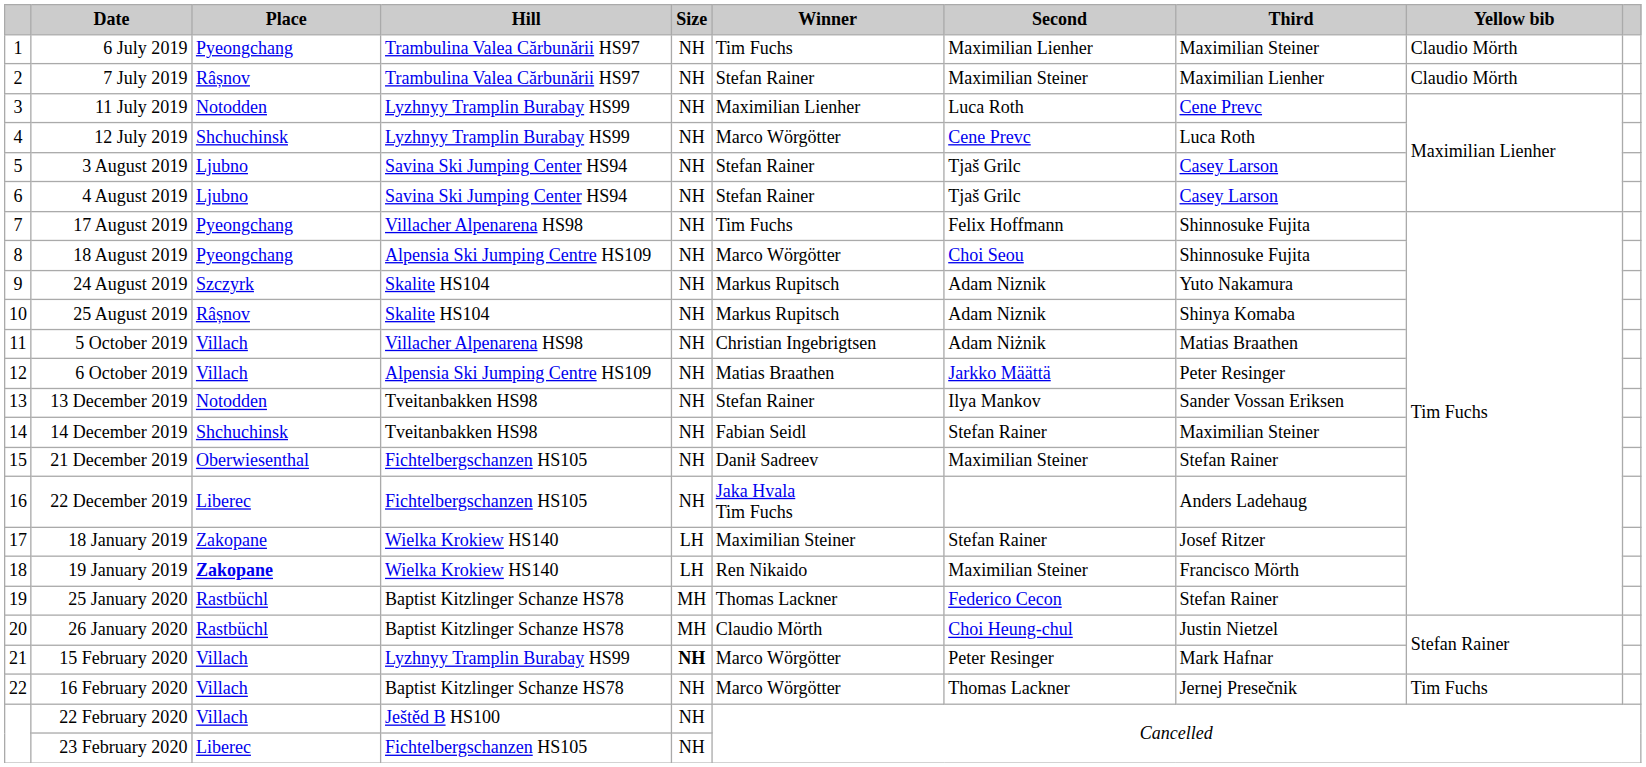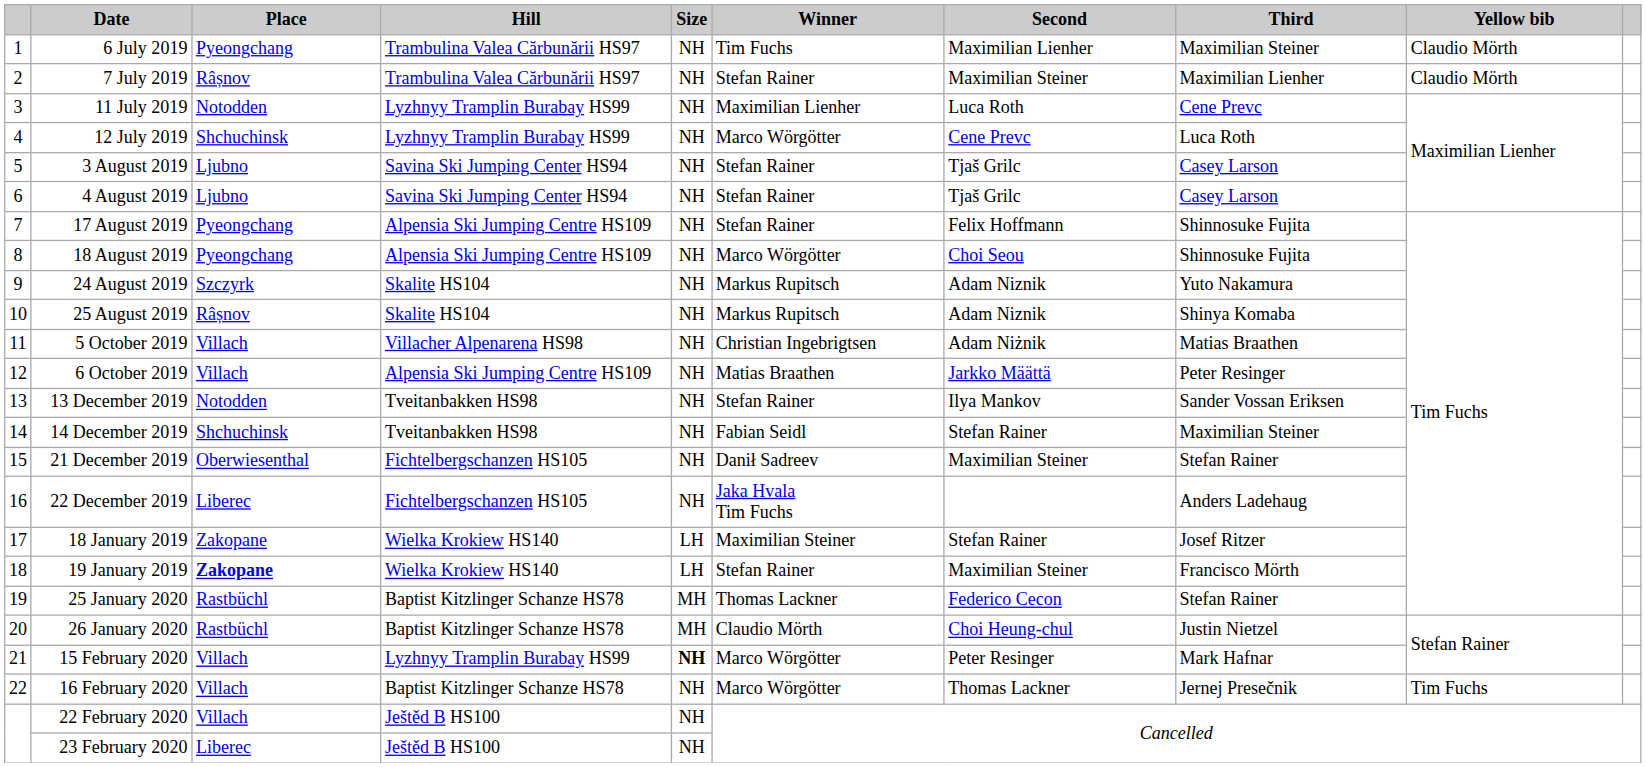(484, 225) Villacher Alpenarena HS98 -> (518, 225) Alpensia Ski Jumping Centre HS109
(754, 225) Tim Fuchs -> (765, 225) Stefan Rainer
(762, 570) Ren Nikaido -> (765, 570) Stefan Rainer
(486, 747) Fichtelbergschanzen HS105 -> (443, 747) Ještěd B HS100
